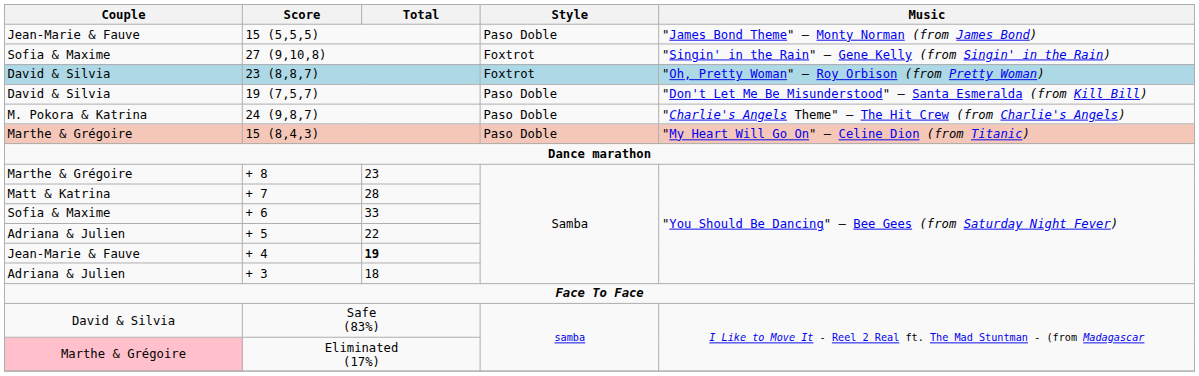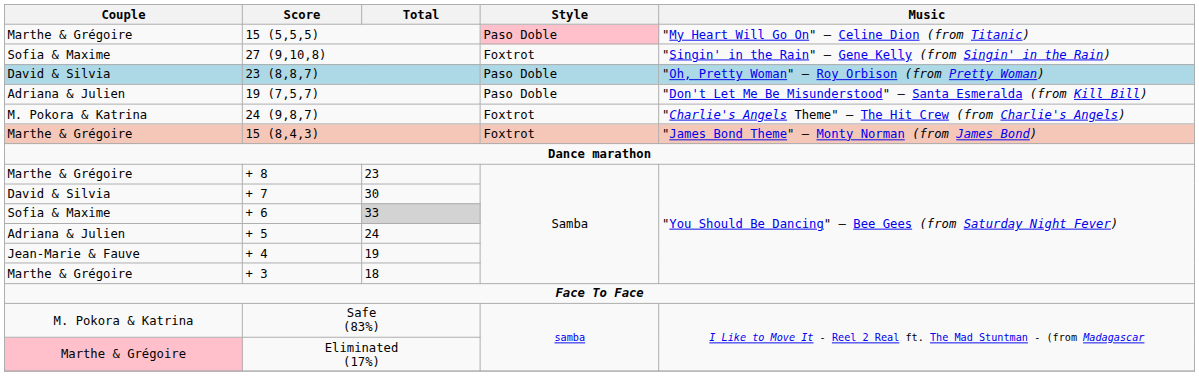(74, 34) Jean-Marie & Fauve -> (70, 34) Marthe & Grégoire
(520, 34) no background -> (520, 34) pink background
(850, 34) "James Bond Theme" – Monty Norman (from James Bond) -> (846, 34) "My Heart Will Go On" – Celine Dion (from Titanic)
(509, 74) Foxtrot -> (520, 74) Paso Doble
(59, 94) David & Silvia -> (66, 94) Adriana & Julien
(520, 114) Paso Doble -> (509, 114) Foxtrot
(520, 134) Paso Doble -> (509, 134) Foxtrot
(846, 134) "My Heart Will Go On" – Celine Dion (from Titanic) -> (850, 134) "James Bond Theme" – Monty Norman (from James Bond)
(59, 194) Matt & Katrina -> (59, 194) David & Silvia
(372, 194) 28 -> (372, 194) 30
(372, 214) no background -> (372, 214) lightgrey background
(372, 234) 22 -> (372, 234) 24
(372, 253) bold -> (372, 253) normal
(66, 273) Adriana & Julien -> (70, 273) Marthe & Grégoire
(123, 320) David & Silvia -> (123, 320) M. Pokora & Katrina
